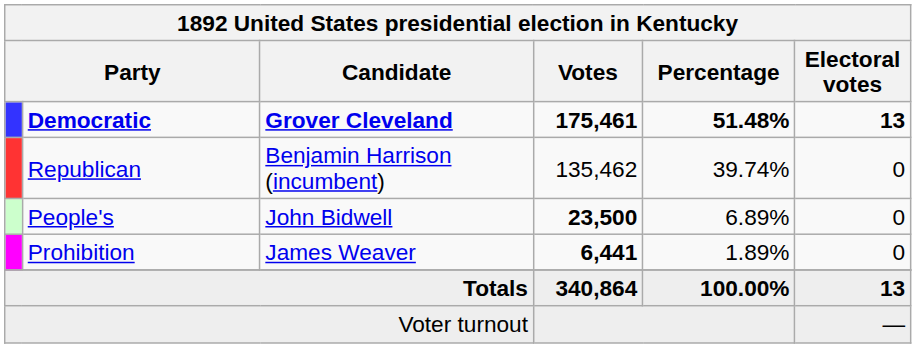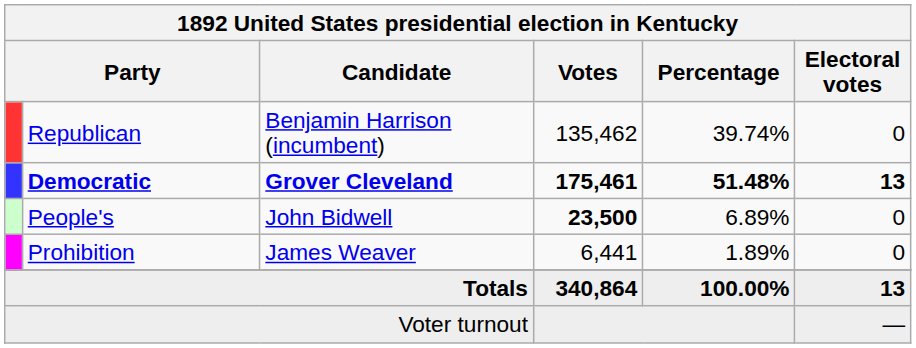rows swapped: (89, 120) <-> (84, 168)
(609, 253) bold -> (609, 253) normal
